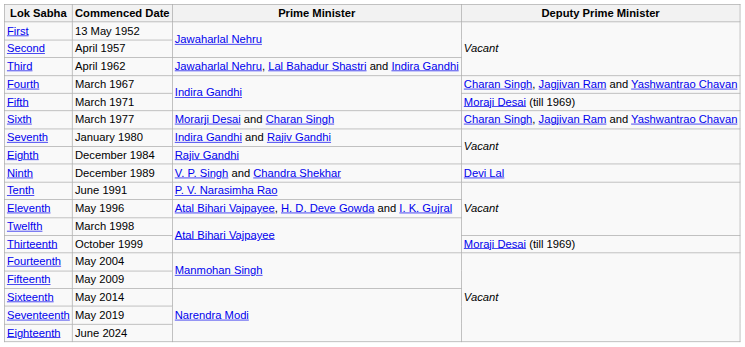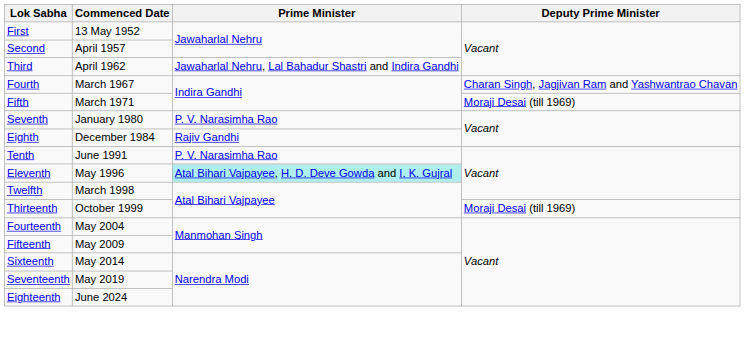- row: (19, 119)
(253, 137) Indira Gandhi and Rajiv Gandhi -> (226, 119) P. V. Narasimha Rao
- row: (20, 173)
(313, 208) no background -> (313, 173) paleturquoise background
